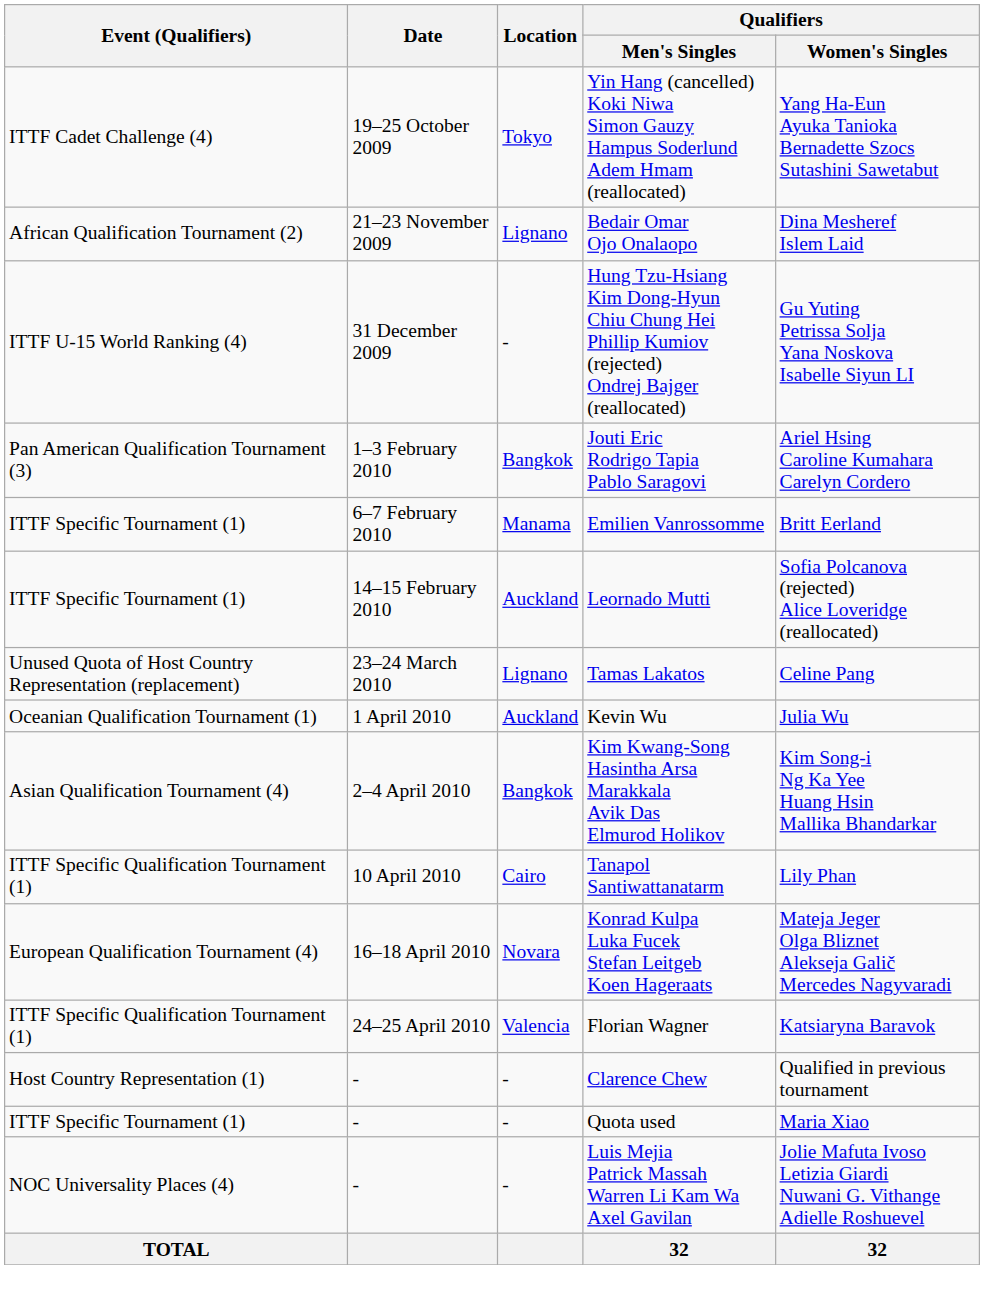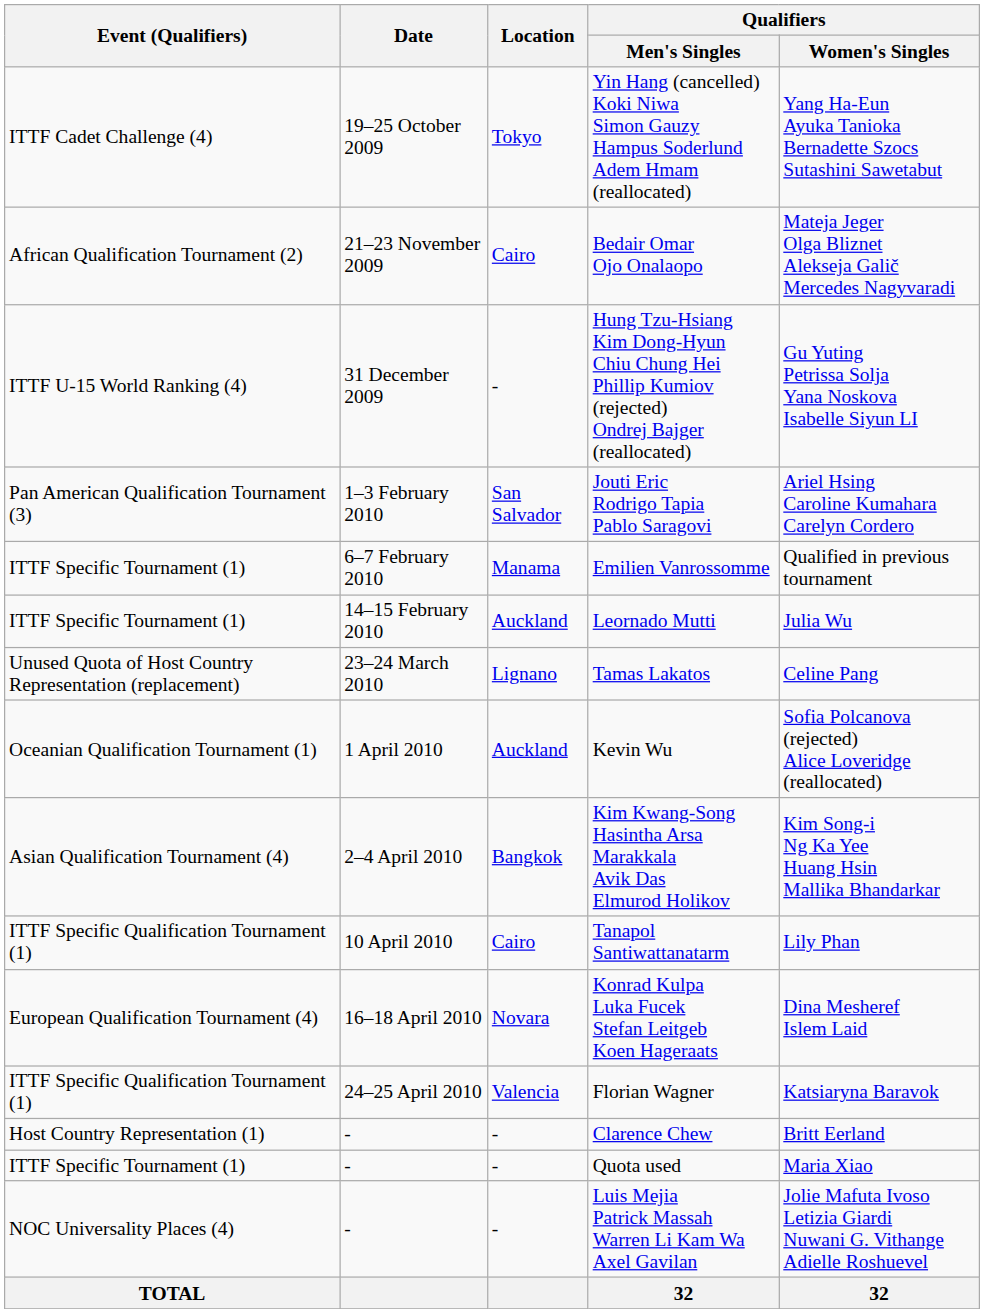(535, 233) Lignano -> (514, 255) Cairo
(838, 233) Dina Mesheref Islem Laid -> (869, 255) Mateja Jeger Olga Bliznet Alekseja Galič Mercedes Nagyvaradi
(538, 460) Bangkok -> (527, 504) San Salvador
(830, 524) Britt Eerland -> (866, 568) Qualified in previous tournament
(843, 599) Sofia Polcanova (rejected) Alice Loveridge (reallocated) -> (818, 620) Julia Wu
(814, 715) Julia Wu -> (847, 748) Sofia Polcanova (rejected) Alice Loveridge (reallocated)
(866, 951) Mateja Jeger Olga Bliznet Alekseja Galič Mercedes Nagyvaradi -> (842, 1017) Dina Mesheref Islem Laid
(863, 1079) Qualified in previous tournament -> (834, 1134) Britt Eerland
